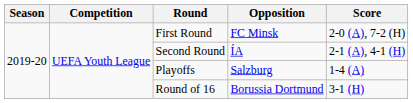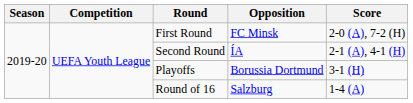(251, 70) Salzburg -> (277, 70) Borussia Dortmund
(347, 70) 1-4 (A) -> (347, 70) 3-1 (H)
(277, 88) Borussia Dortmund -> (251, 88) Salzburg
(347, 88) 3-1 (H) -> (347, 88) 1-4 (A)
